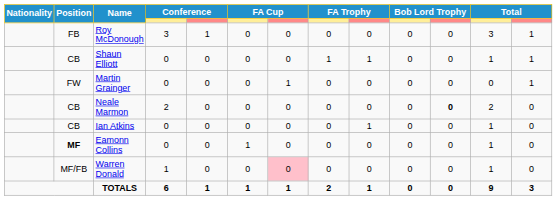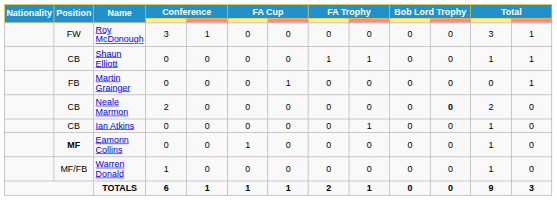(74, 35) FB -> (74, 35) FW
(74, 83) FW -> (74, 83) FB
(288, 169) pink background -> (288, 169) no background
